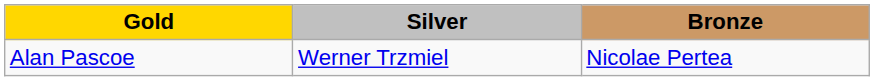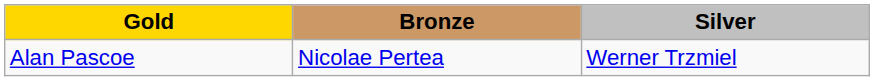columns swapped: (437, 22) <-> (725, 22)
